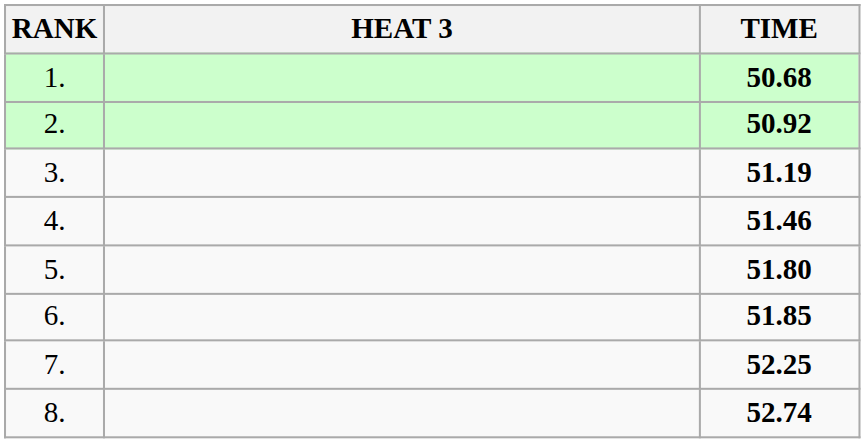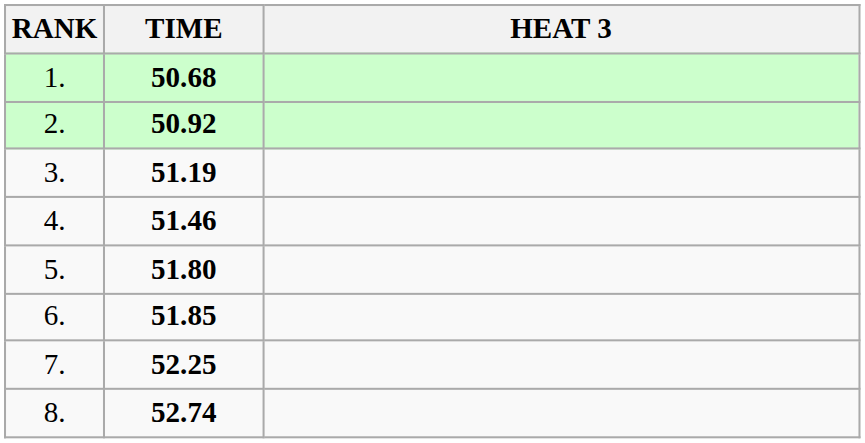columns swapped: (402, 28) <-> (779, 28)
